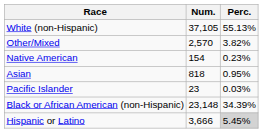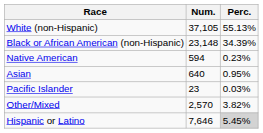rows swapped: (95, 105) <-> (33, 43)
(197, 58) 154 -> (197, 58) 594
(197, 74) 818 -> (197, 74) 640
(201, 120) 3,666 -> (201, 120) 7,646
